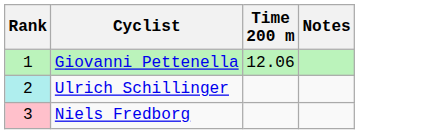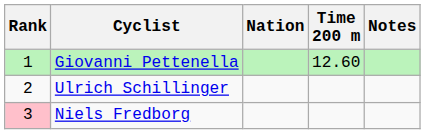+ column: (275, 27)
(271, 63) 12.06 -> (336, 63) 12.60
(28, 89) paleturquoise background -> (28, 89) no background
